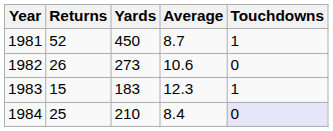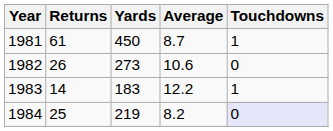(58, 41) 52 -> (58, 41) 61
(58, 89) 15 -> (58, 89) 14
(178, 89) 12.3 -> (178, 89) 12.2
(127, 114) 210 -> (127, 114) 219
(174, 114) 8.4 -> (174, 114) 8.2
